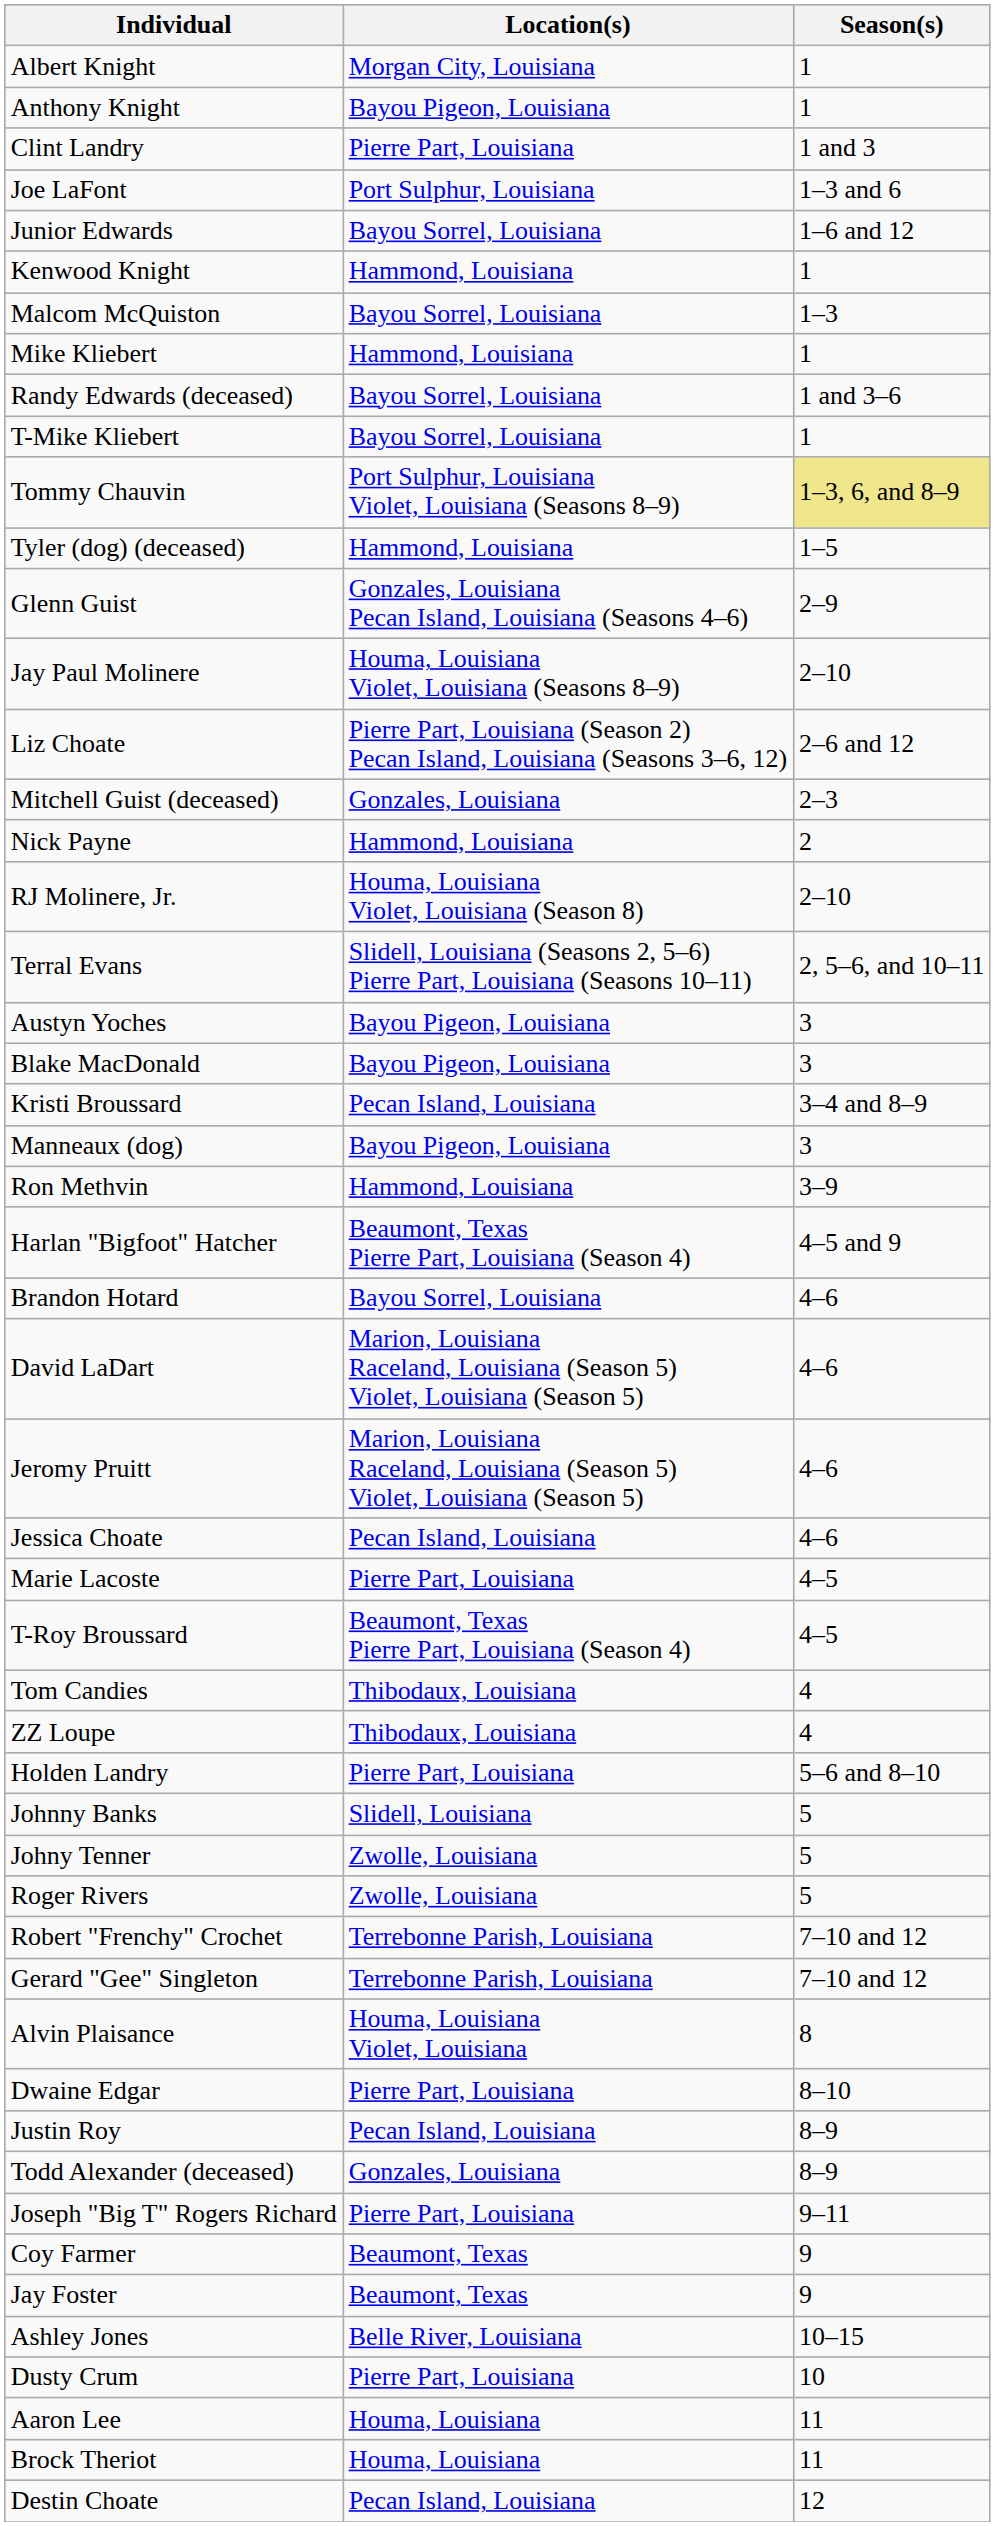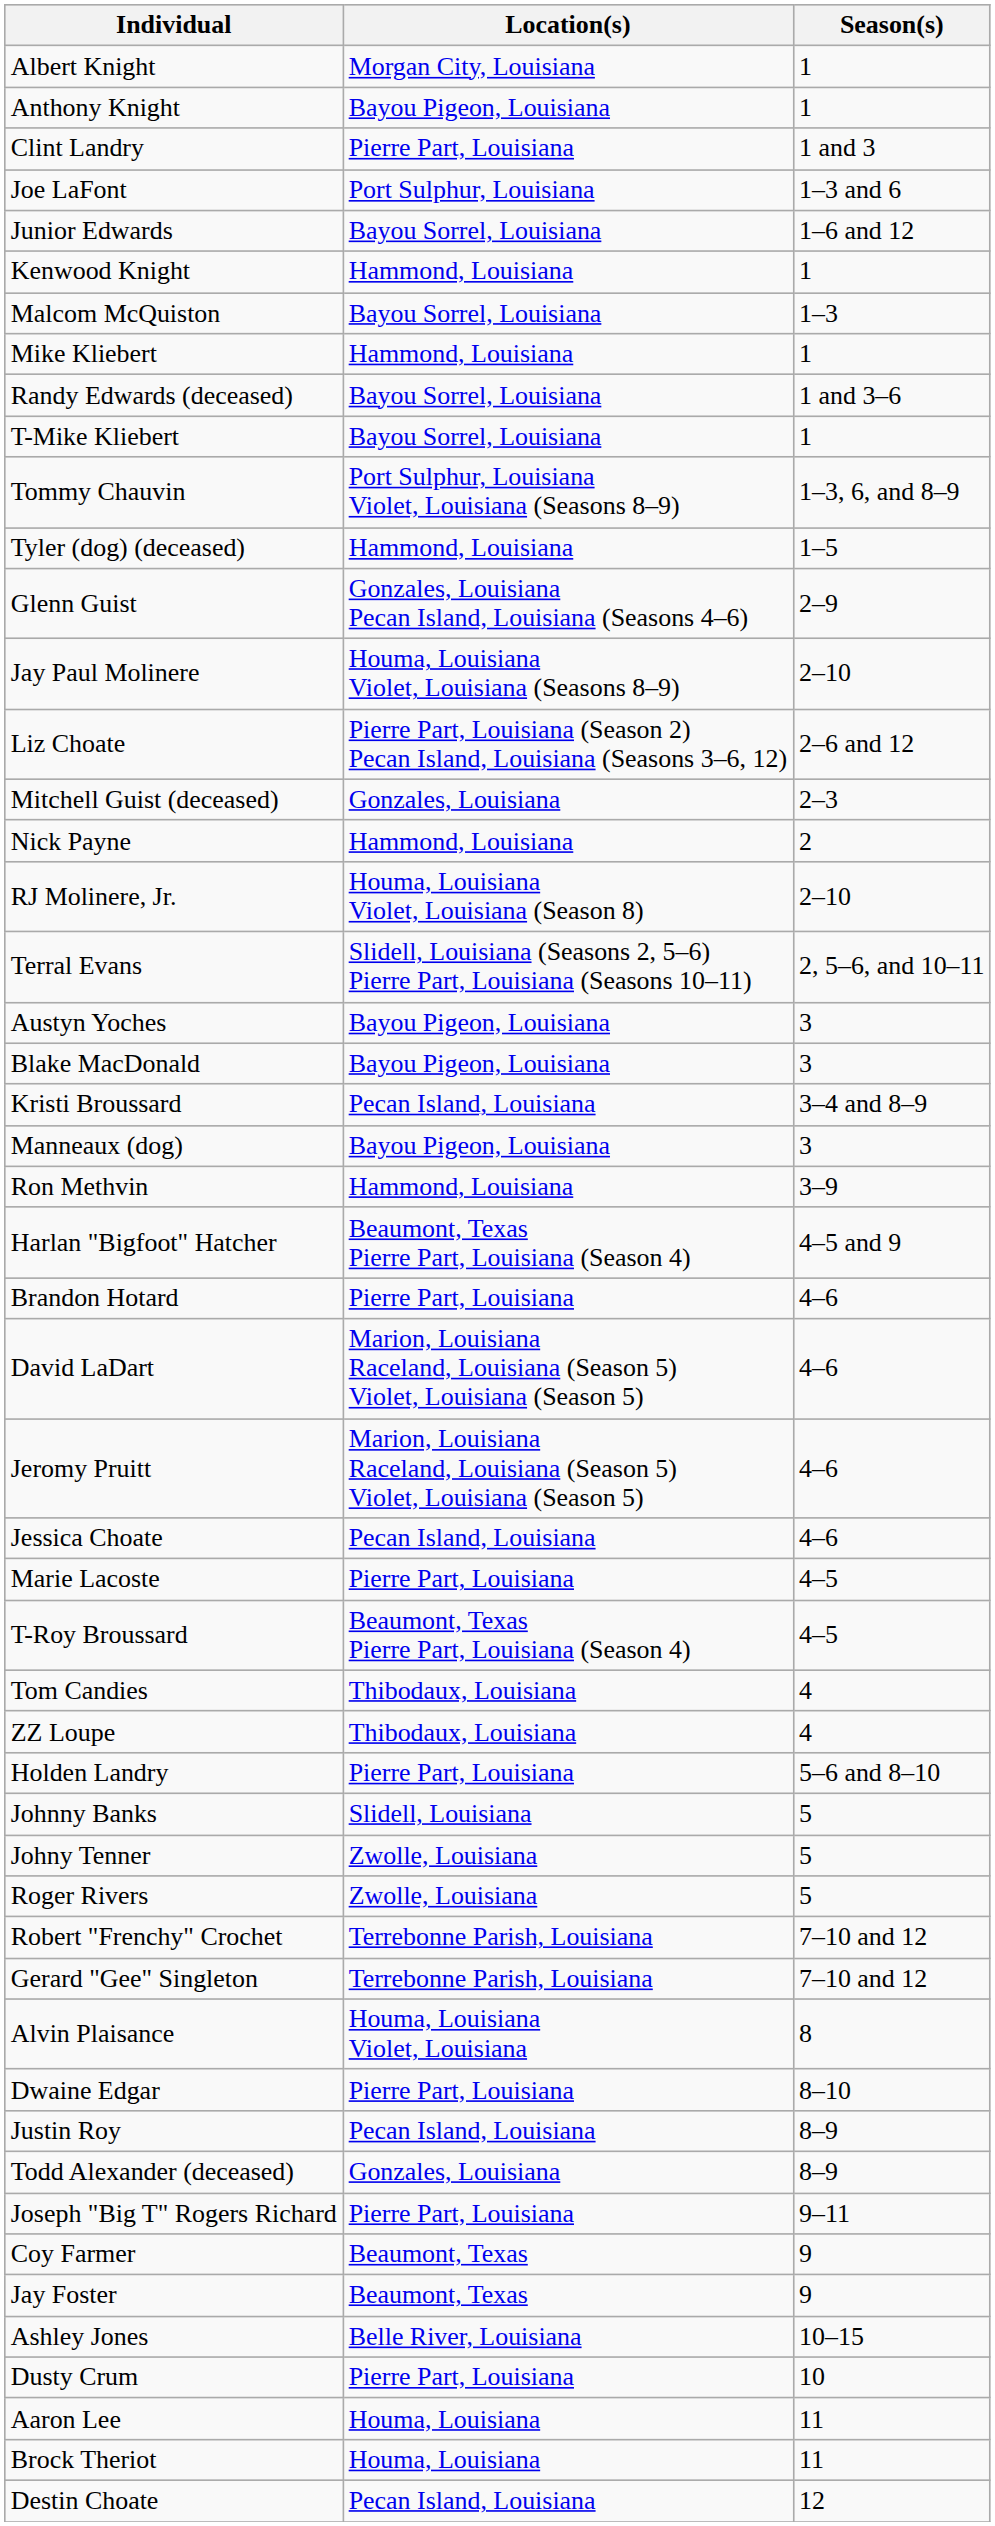(879, 491) khaki background -> (879, 491) no background
(475, 1297) Bayou Sorrel, Louisiana -> (461, 1297) Pierre Part, Louisiana
